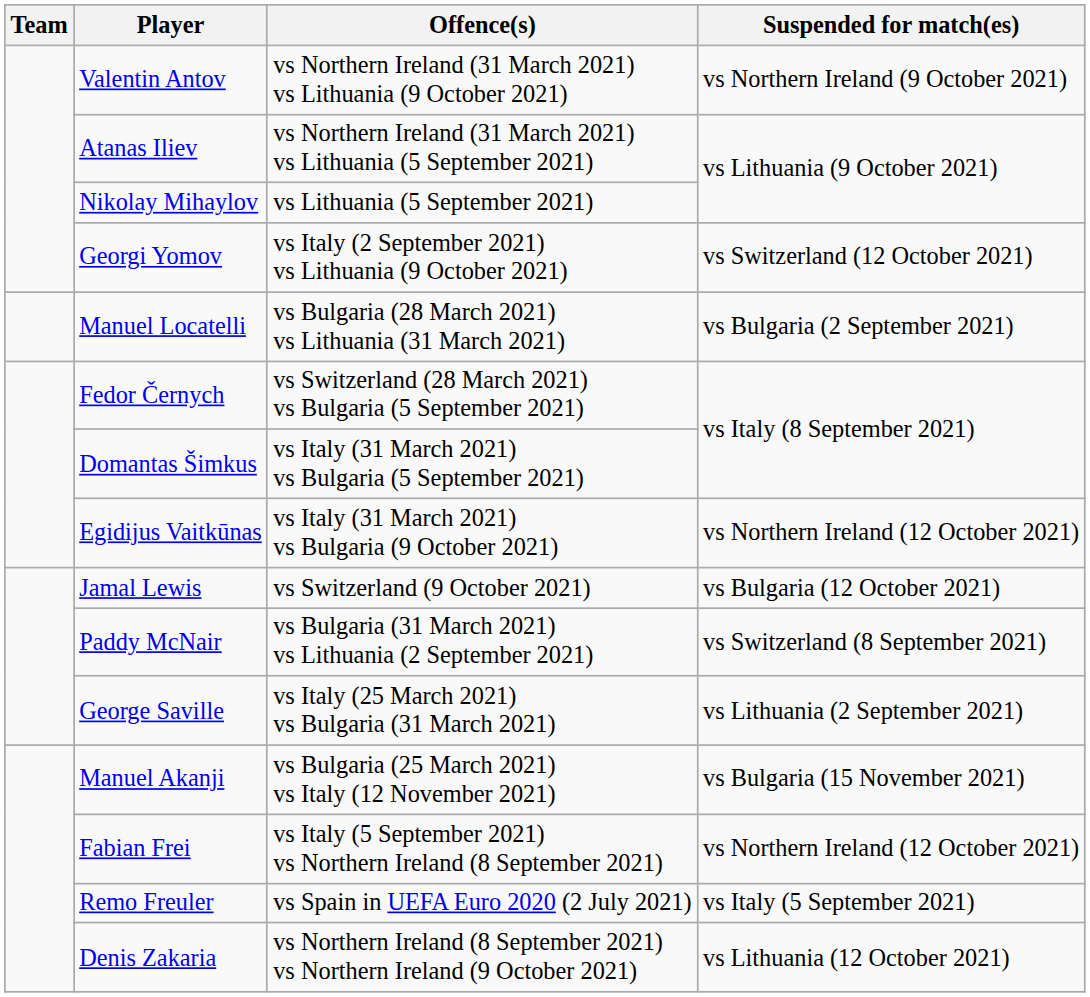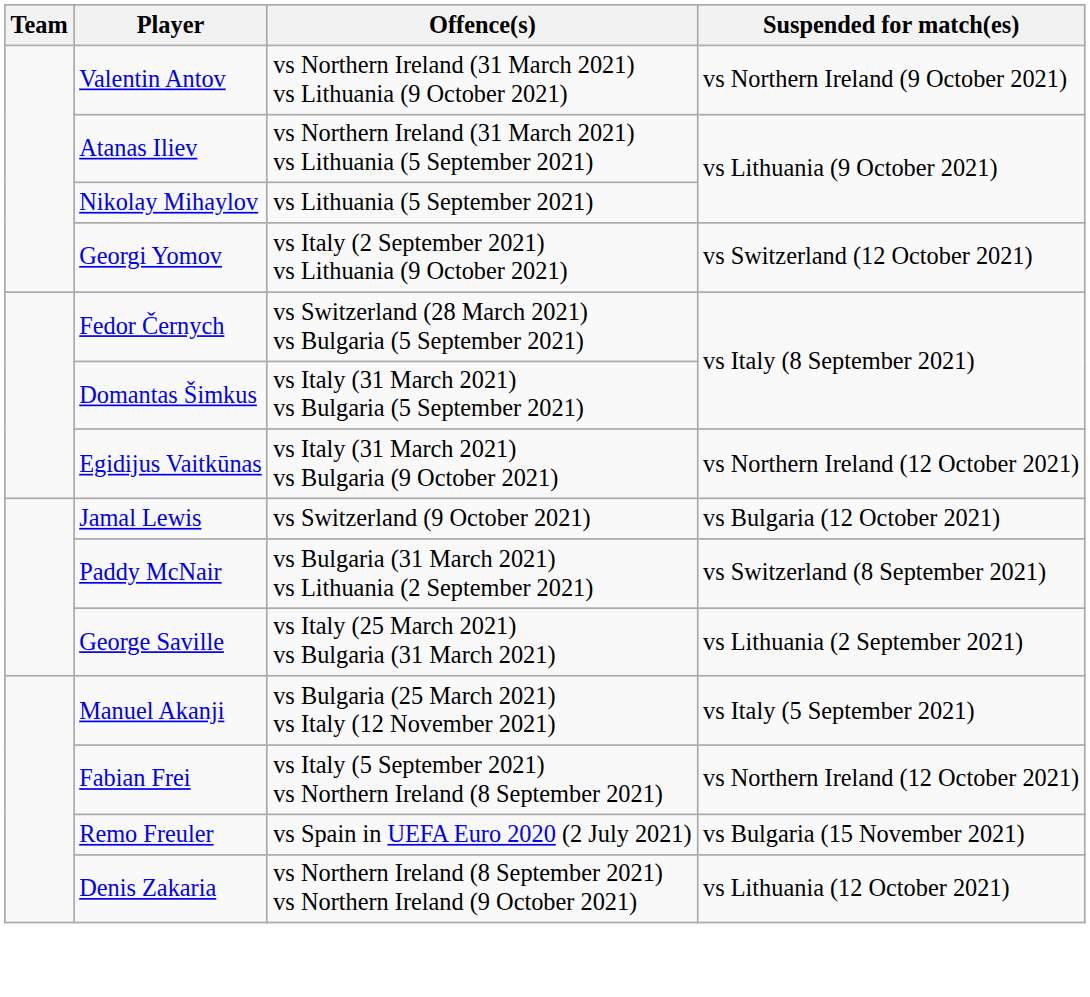- row: (163, 326)
(864, 779) vs Bulgaria (15 November 2021) -> (839, 710) vs Italy (5 September 2021)
(839, 902) vs Italy (5 September 2021) -> (864, 834) vs Bulgaria (15 November 2021)
